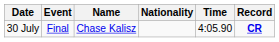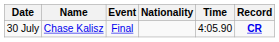columns swapped: (58, 12) <-> (106, 12)
